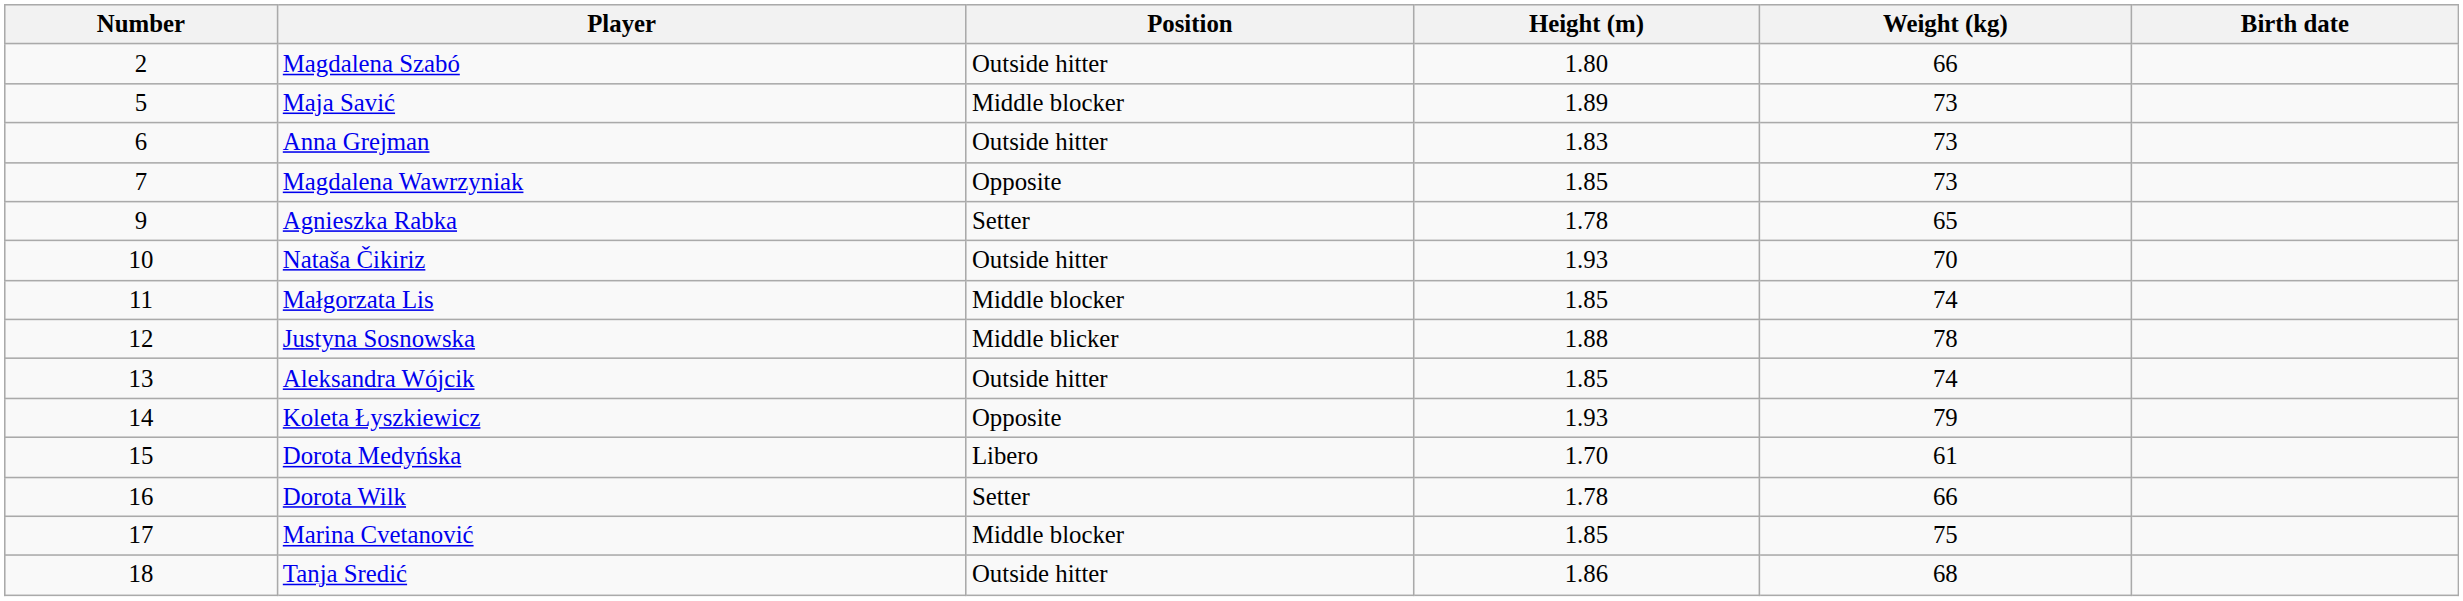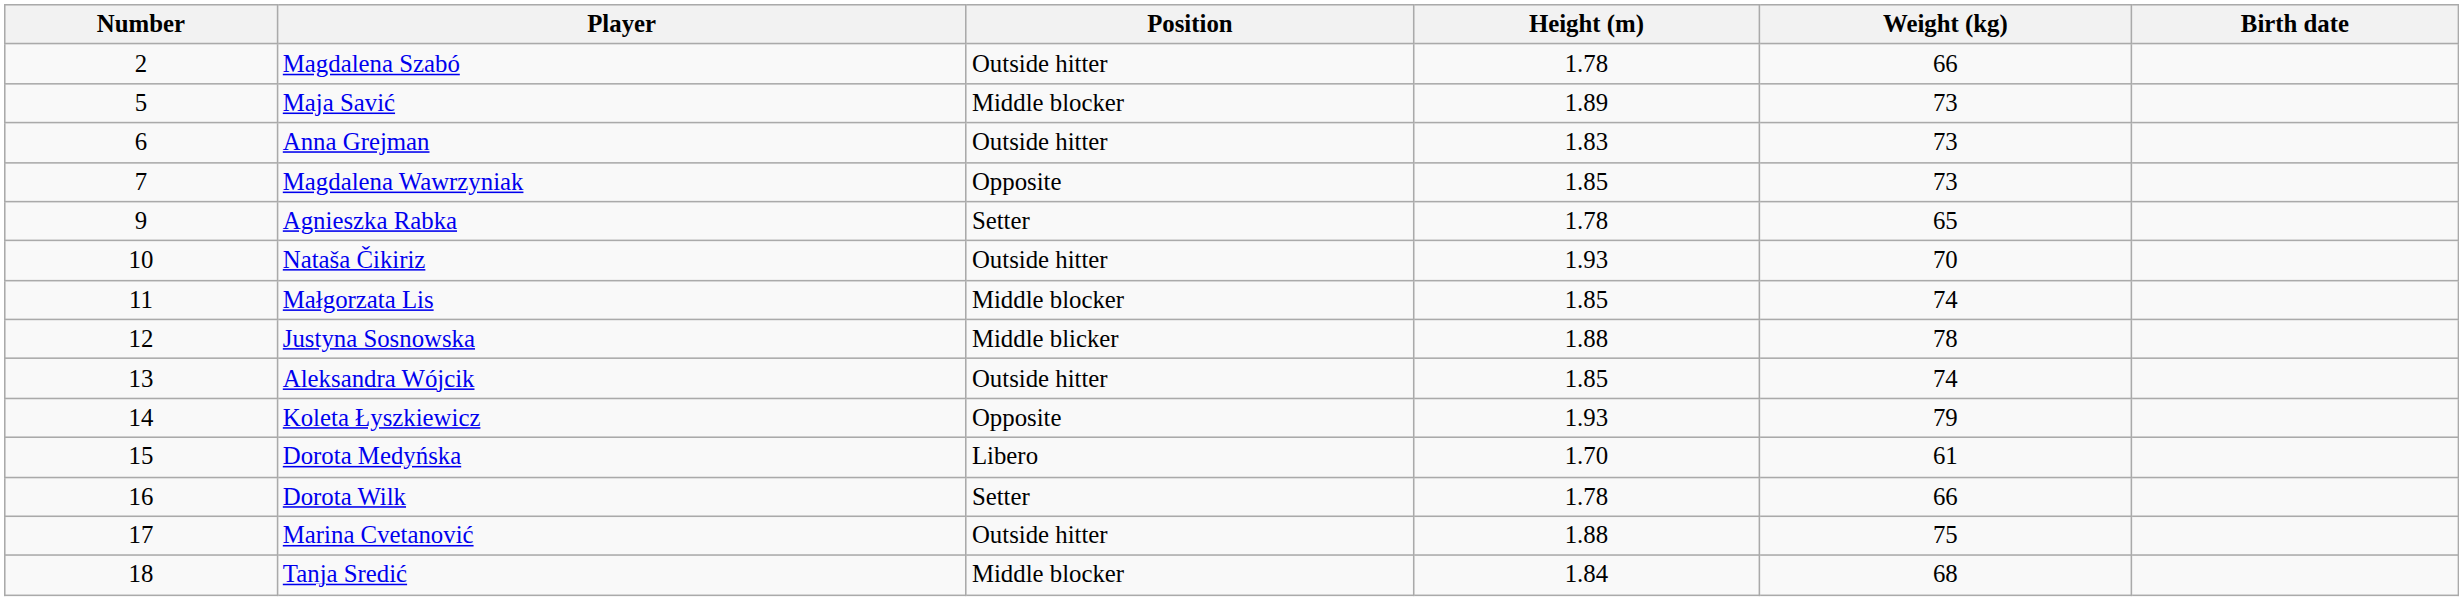(1586, 63) 1.80 -> (1586, 63) 1.78
(1048, 535) Middle blocker -> (1040, 535) Outside hitter
(1586, 535) 1.85 -> (1586, 535) 1.88
(1040, 574) Outside hitter -> (1048, 574) Middle blocker
(1586, 574) 1.86 -> (1586, 574) 1.84
